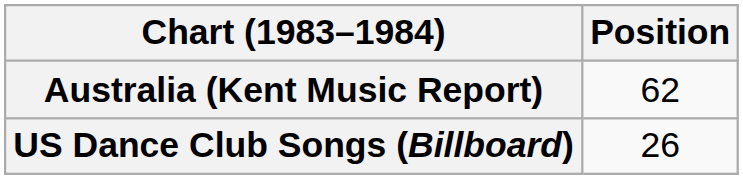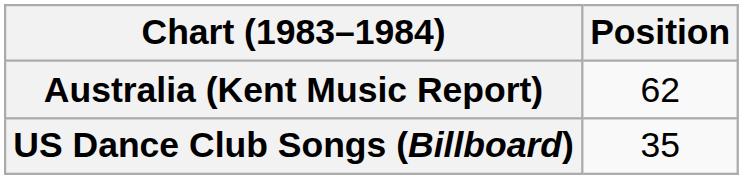(660, 145) 26 -> (660, 145) 35
